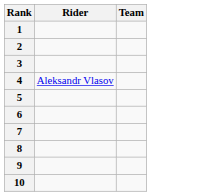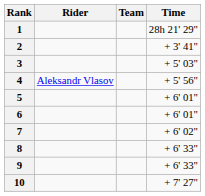+ column: (173, 13)
